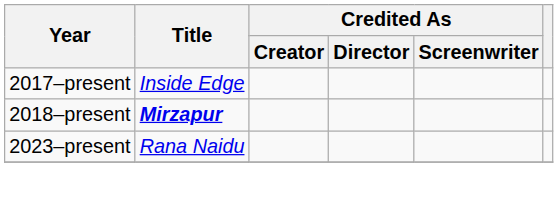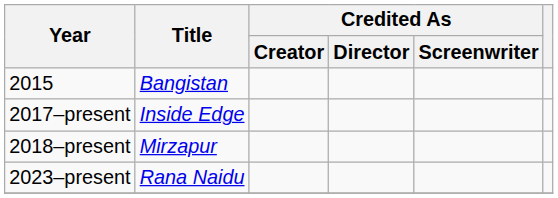+ row: (31, 83)
(181, 114) bold -> (178, 146) normal
